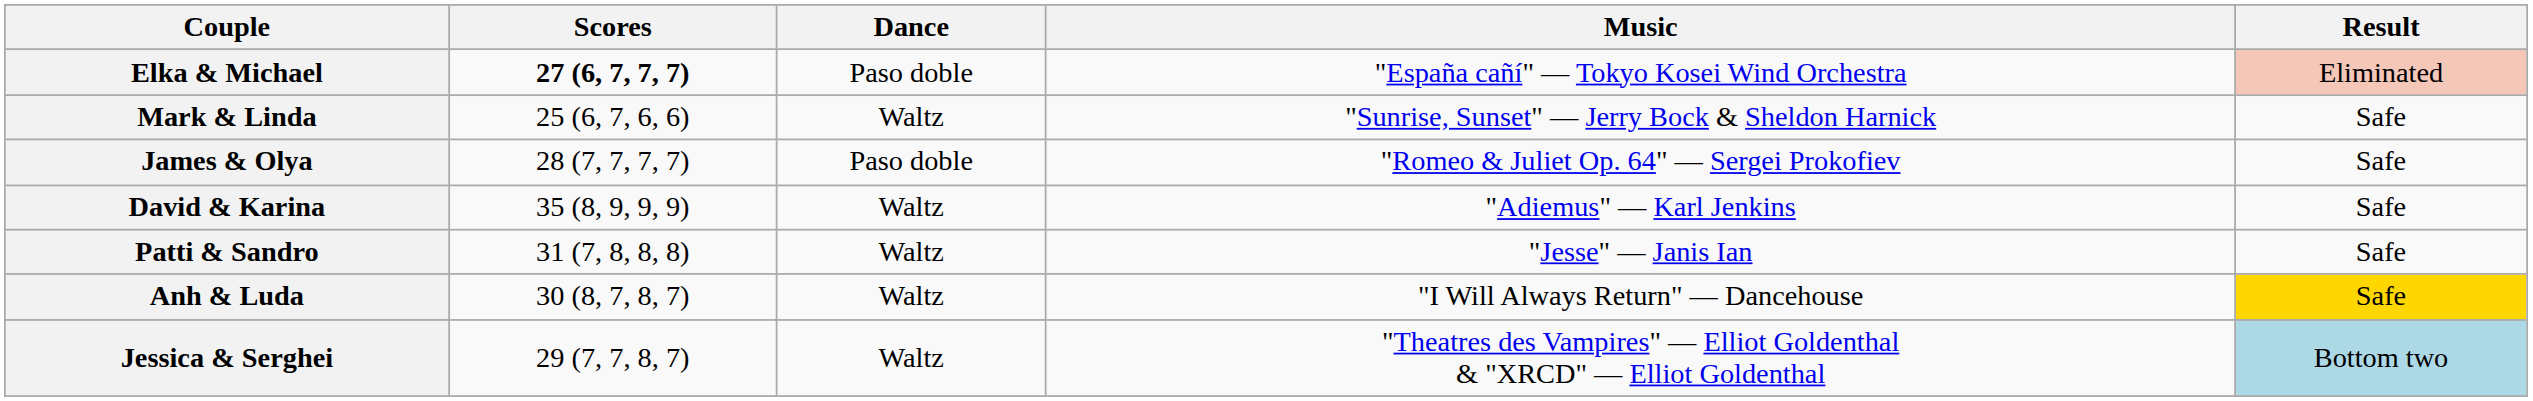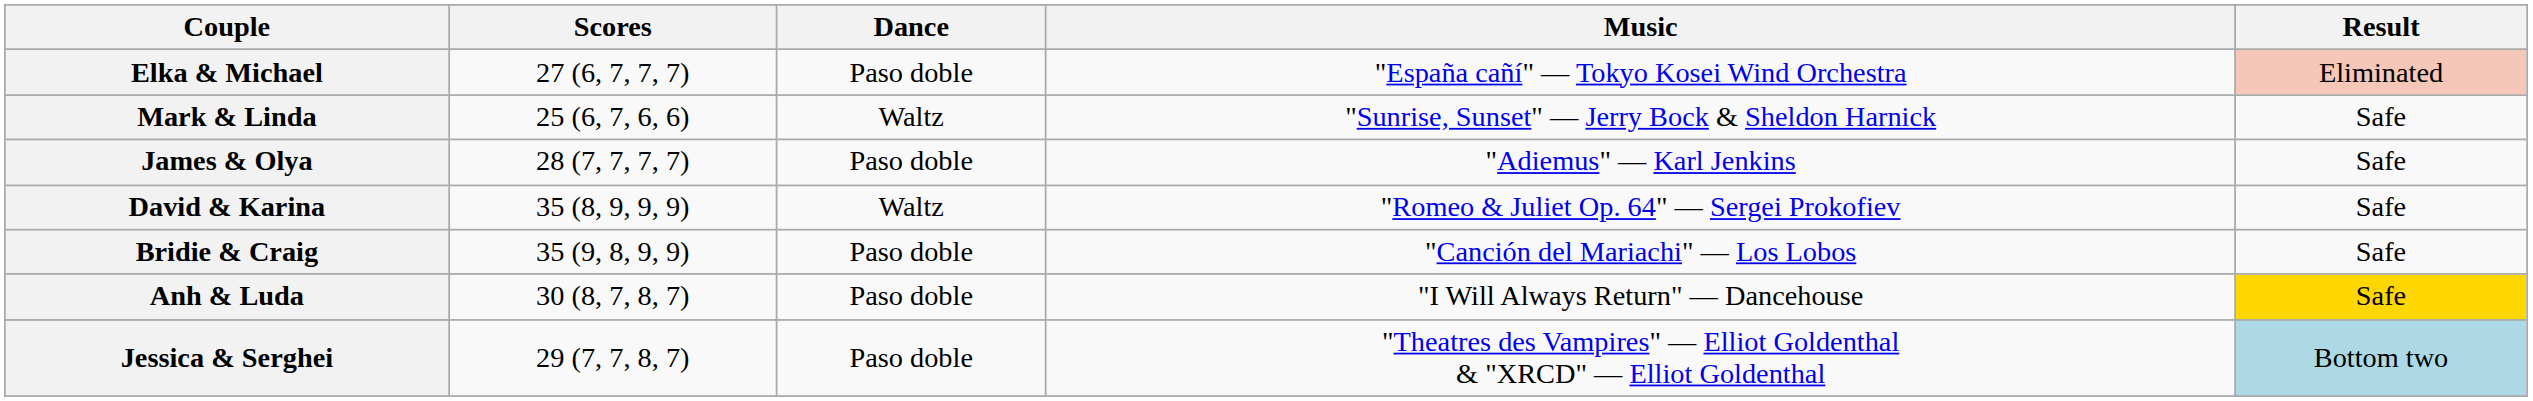(613, 71) bold -> (613, 71) normal
(1641, 161) "Romeo & Juliet Op. 64" — Sergei Prokofiev -> (1641, 161) "Adiemus" — Karl Jenkins
(1641, 206) "Adiemus" — Karl Jenkins -> (1641, 206) "Romeo & Juliet Op. 64" — Sergei Prokofiev
- row: (227, 251)
+ row: (227, 251)
(911, 296) Waltz -> (911, 296) Paso doble
(911, 357) Waltz -> (911, 357) Paso doble
